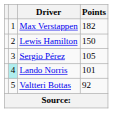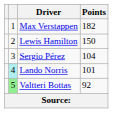(89, 55) 105 -> (89, 55) 104
(13, 85) no background -> (13, 85) lightgreen background
